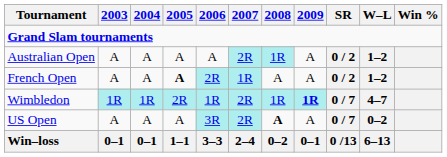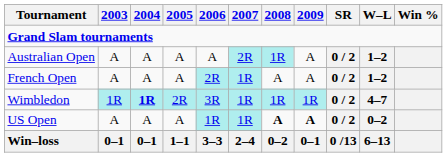(180, 78) bold -> (180, 78) normal
(147, 99) normal -> (147, 99) bold
(212, 99) 1R -> (212, 99) 3R
(245, 99) 2R -> (245, 99) 1R
(310, 99) bold -> (310, 99) normal
(343, 99) 0 / 7 -> (343, 99) 0 / 2
(212, 120) 3R -> (212, 120) 1R
(245, 120) 2R -> (245, 120) 1R
(310, 120) normal -> (310, 120) bold
(343, 120) 0 / 7 -> (343, 120) 0 / 2
